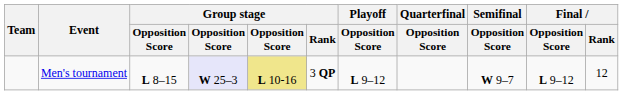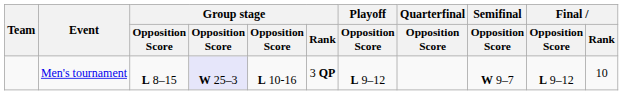(277, 80) khaki background -> (277, 80) no background
(602, 73) 12 -> (602, 73) 10
